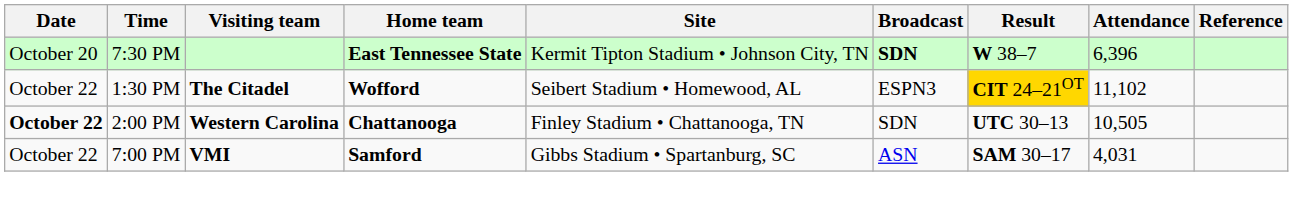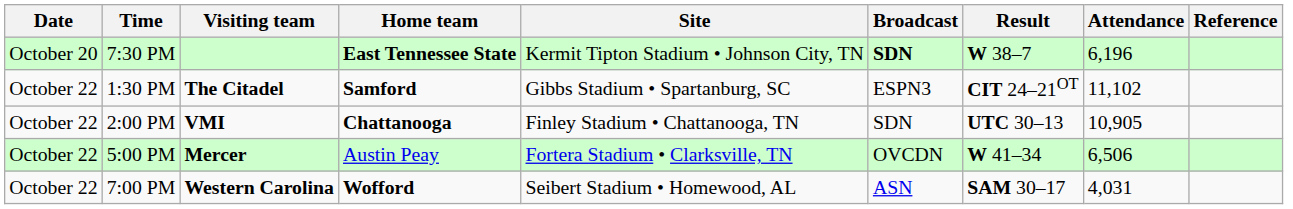(1115, 53) 6,396 -> (1110, 53) 6,196
(384, 88) Wofford -> (380, 88) Samford
(666, 88) Seibert Stadium • Homewood, AL -> (658, 88) Gibbs Stadium • Spartanburg, SC
(1028, 88) gold background -> (1023, 88) no background
(56, 122) bold -> (53, 122) normal
(264, 122) Western Carolina -> (205, 122) VMI
(1120, 122) 10,505 -> (1115, 122) 10,905
+ row: (141, 155)
(210, 155) VMI -> (259, 187) Western Carolina
(385, 155) Samford -> (379, 187) Wofford
(663, 155) Gibbs Stadium • Spartanburg, SC -> (661, 187) Seibert Stadium • Homewood, AL
